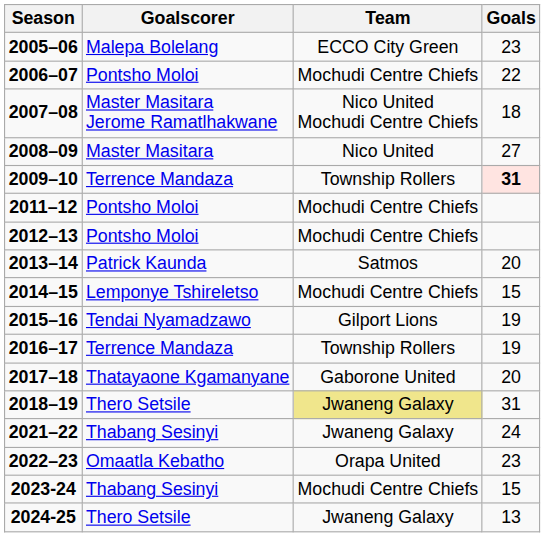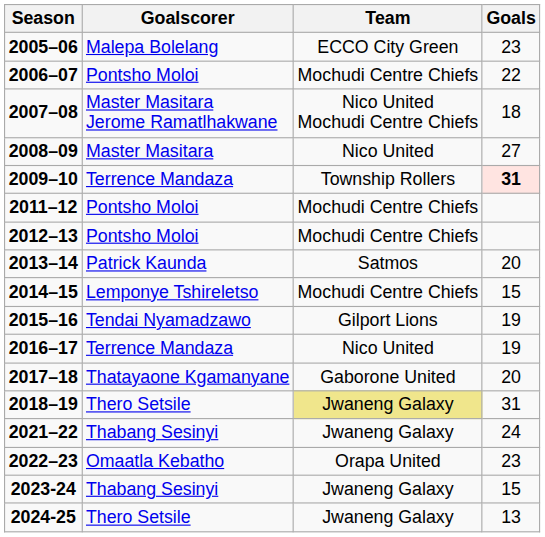(388, 348) Township Rollers -> (388, 348) Nico United
(388, 489) Mochudi Centre Chiefs -> (388, 489) Jwaneng Galaxy
